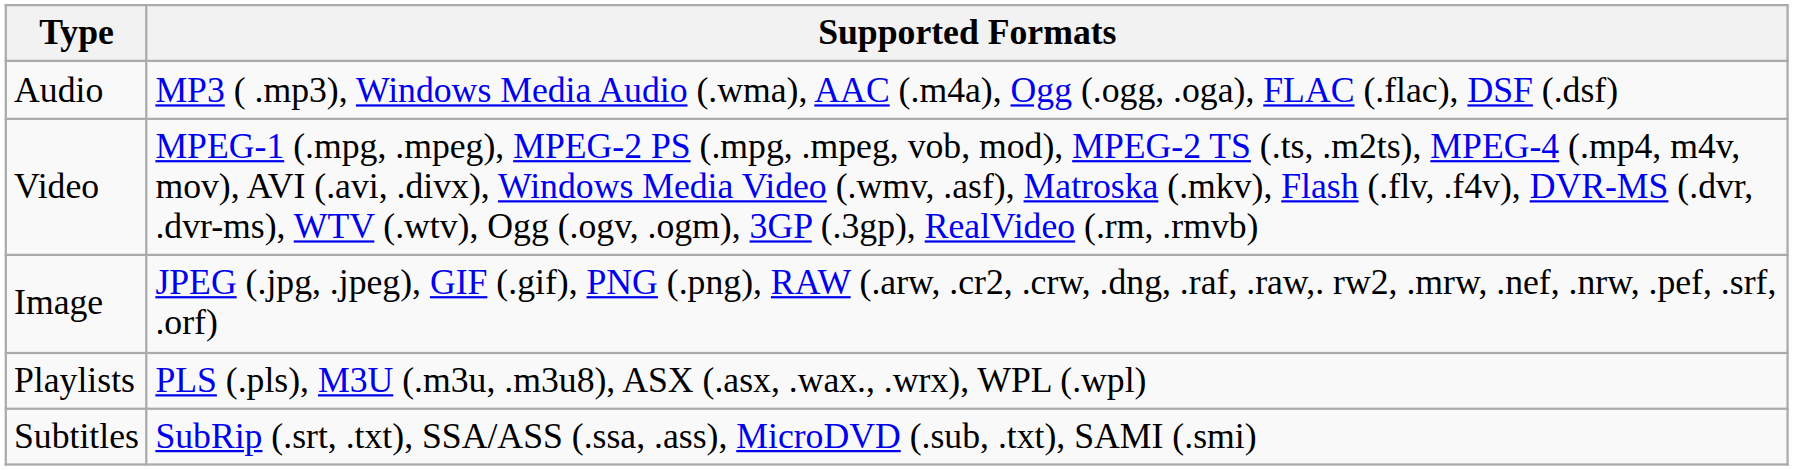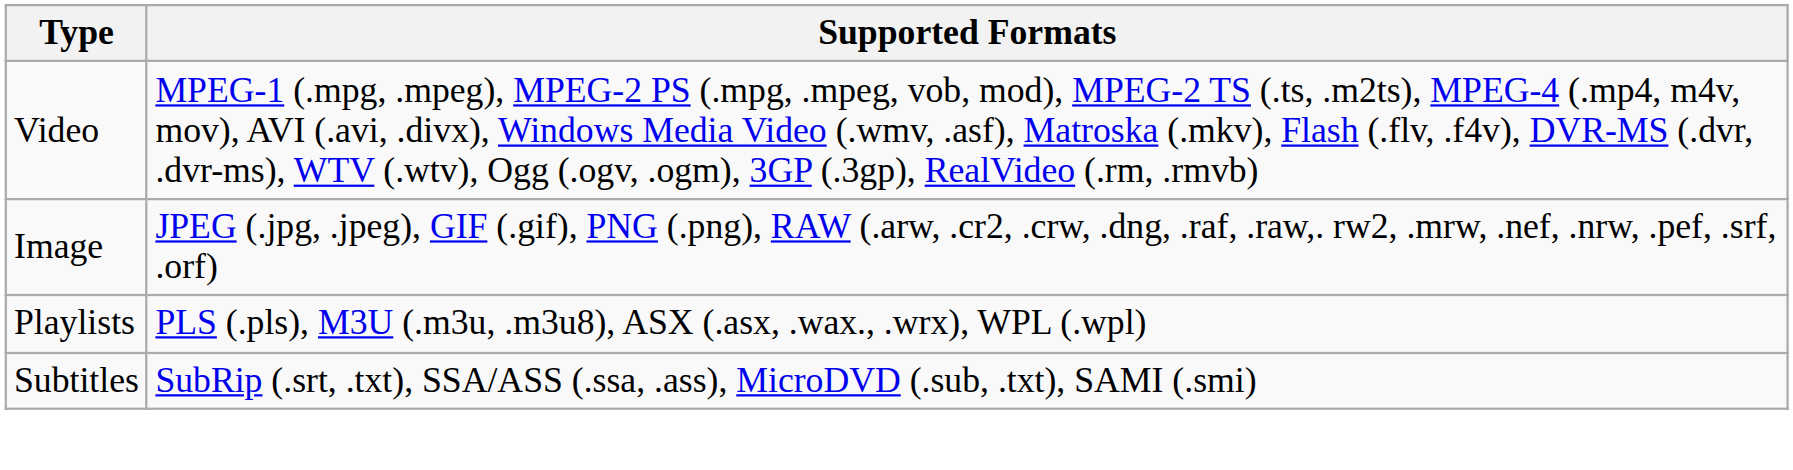- row: (59, 89)
